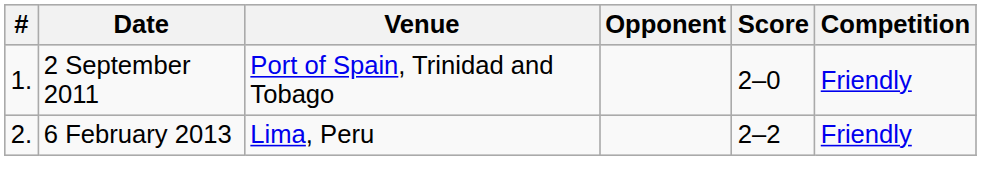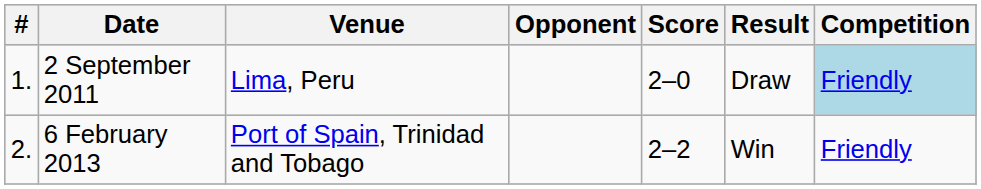+ column: (770, 24)
(402, 79) Port of Spain, Trinidad and Tobago -> (293, 79) Lima, Peru
(866, 79) no background -> (866, 79) lightblue background
(312, 134) Lima, Peru -> (357, 149) Port of Spain, Trinidad and Tobago
